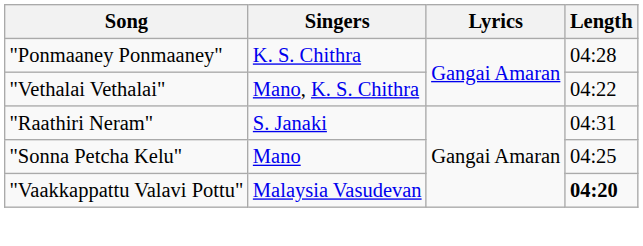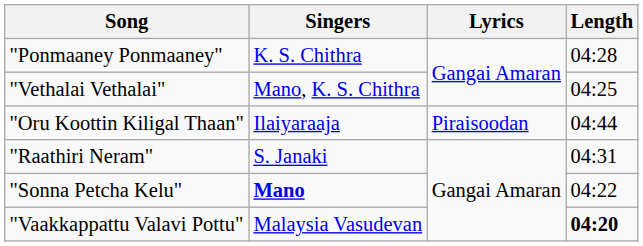(593, 89) 04:22 -> (594, 89) 04:25
+ row: (127, 123)
(277, 156) normal -> (279, 190) bold
(593, 156) 04:25 -> (594, 190) 04:22
